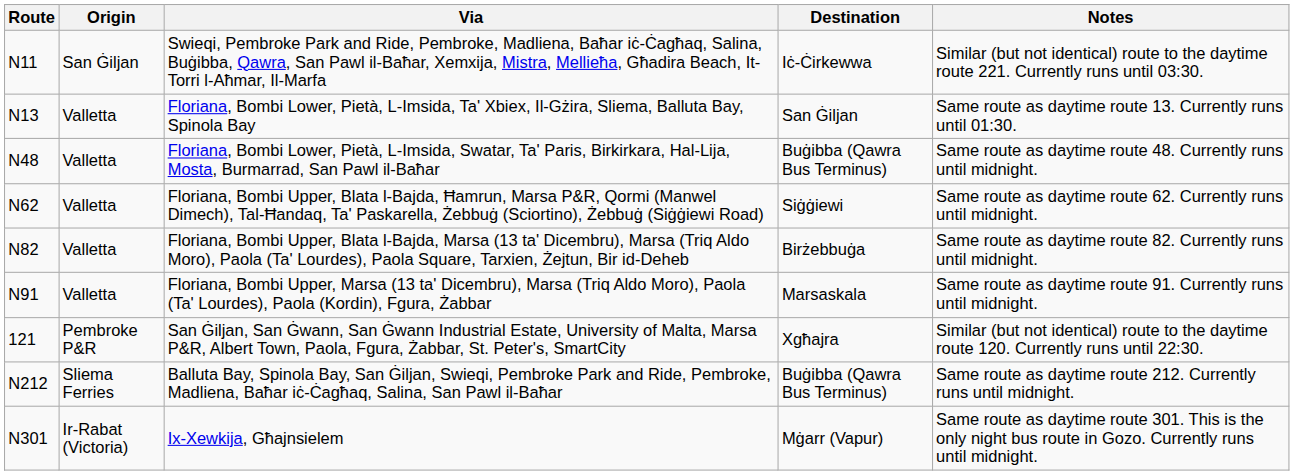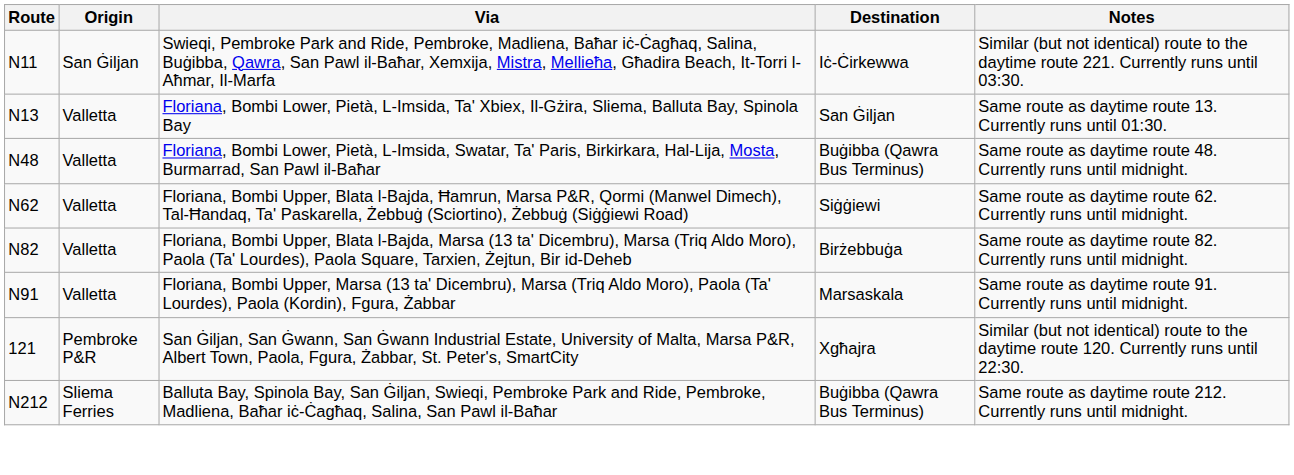- row: (256, 438)
